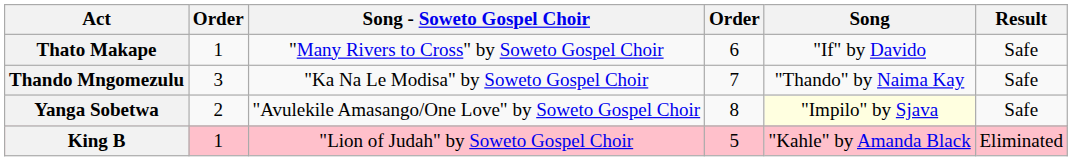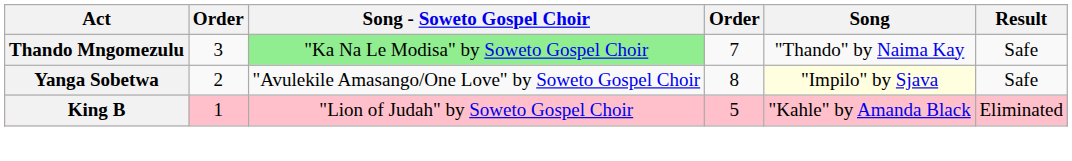- row: (97, 49)
(476, 79) no background -> (476, 49) lightgreen background
